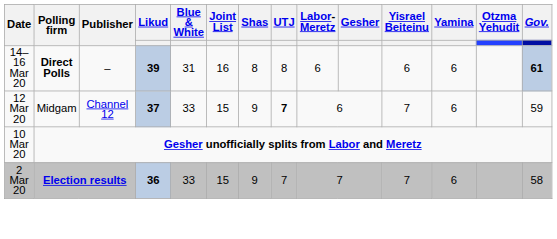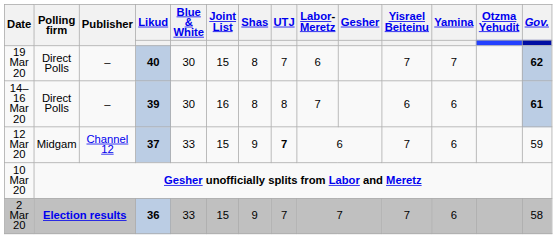+ row: (19, 63)
(57, 68) bold -> (57, 104) normal
(189, 68) 31 -> (189, 104) 30
(318, 68) 6 -> (318, 104) 7
